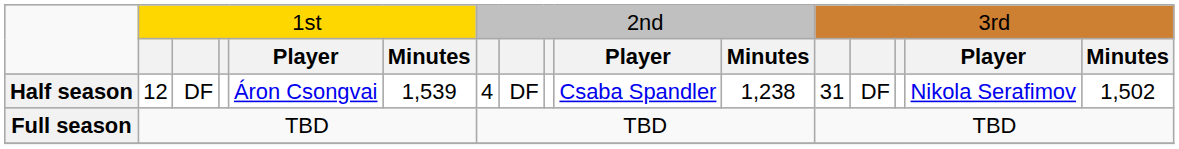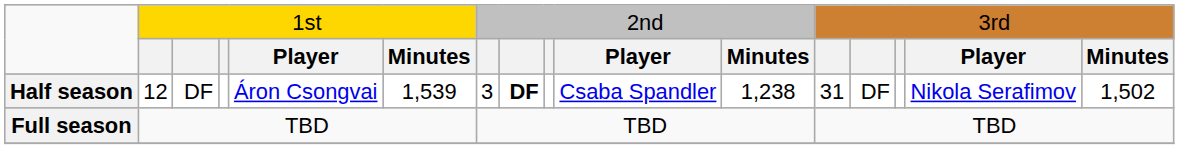(487, 91) 4 -> (487, 91) 3
(521, 91) normal -> (521, 91) bold
